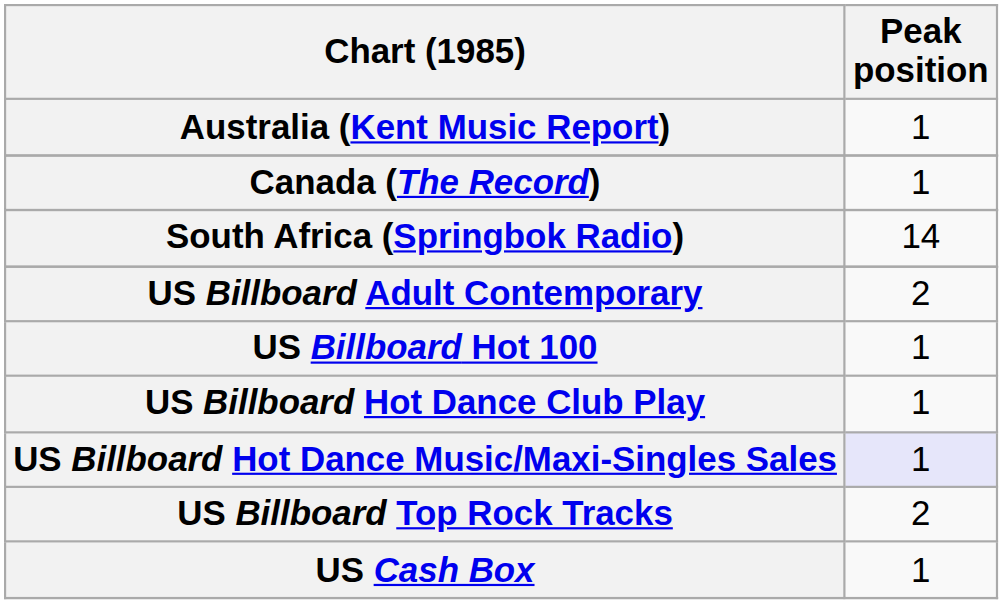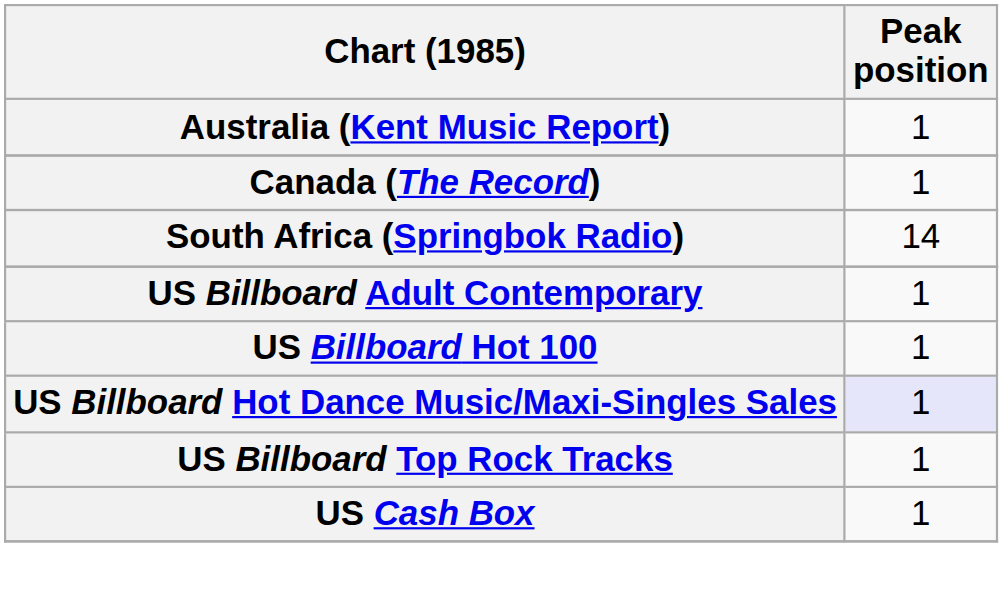(921, 292) 2 -> (921, 292) 1
- row: (425, 403)
(921, 513) 2 -> (921, 458) 1
